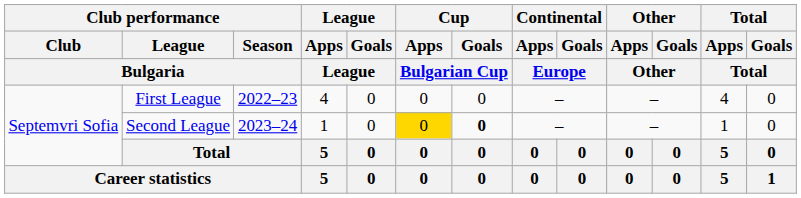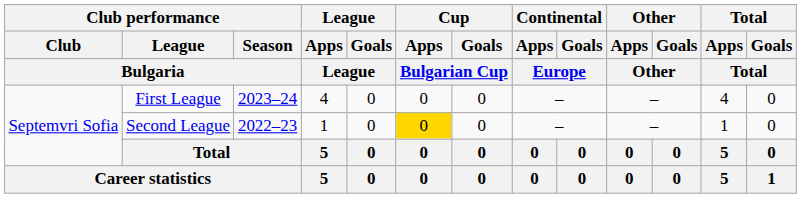(268, 98) 2022–23 -> (268, 98) 2023–24
(268, 125) 2023–24 -> (268, 125) 2022–23
(482, 125) bold -> (482, 125) normal
